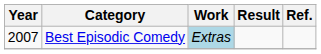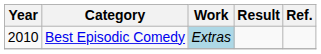(23, 37) 2007 -> (23, 37) 2010
